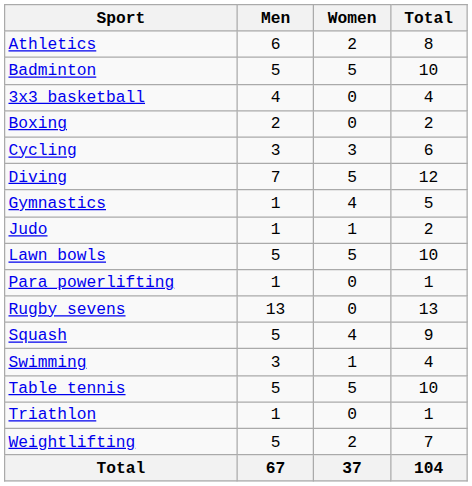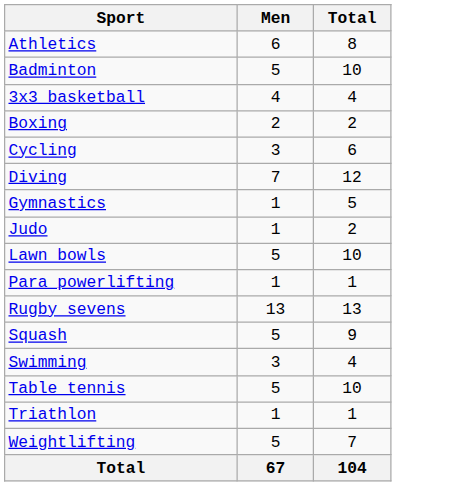- column: (352, 18)
